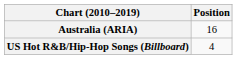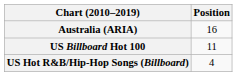+ row: (98, 46)
